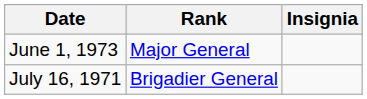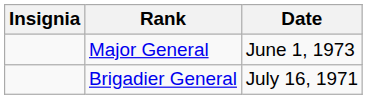columns swapped: (322, 19) <-> (65, 19)
